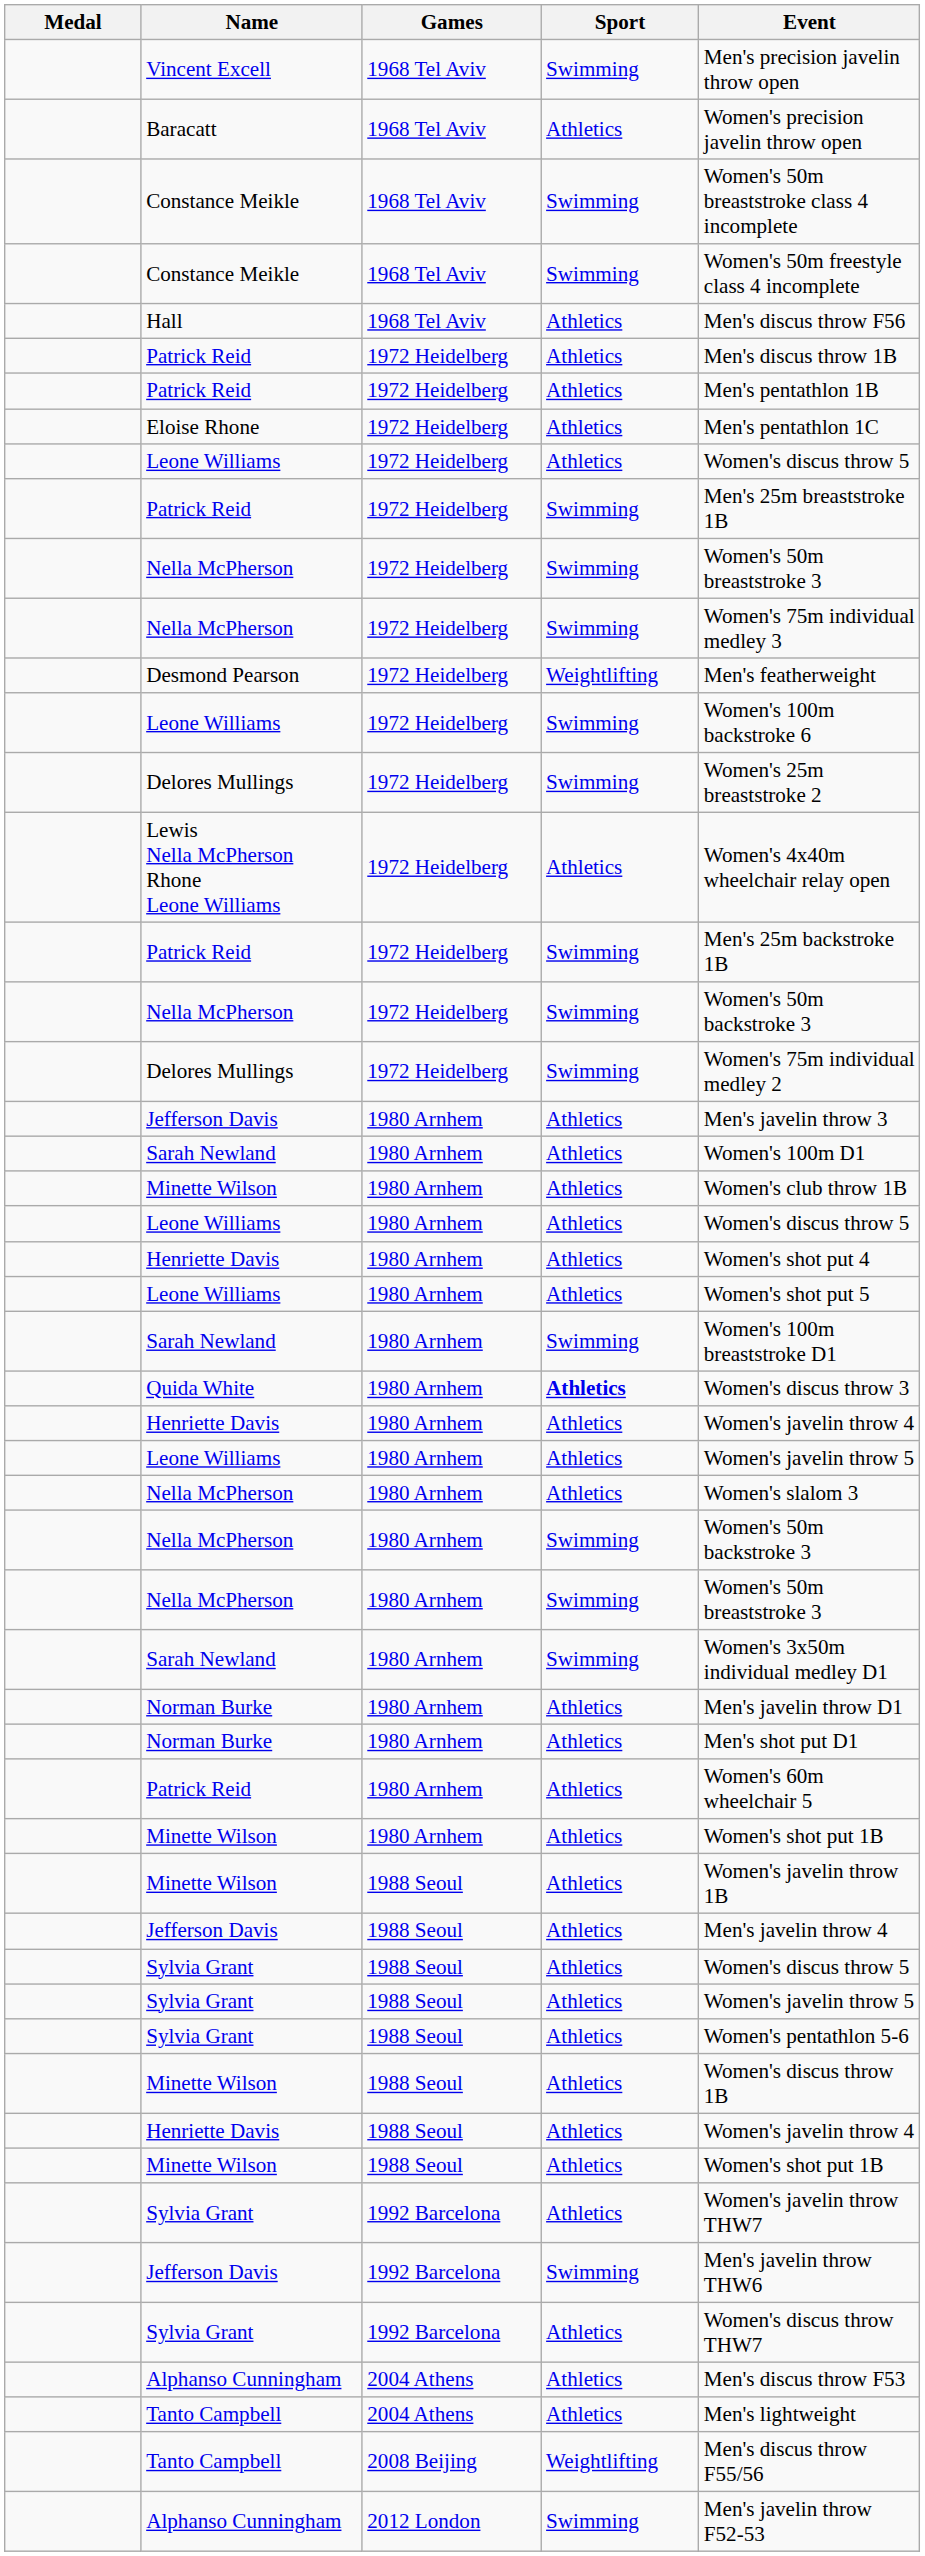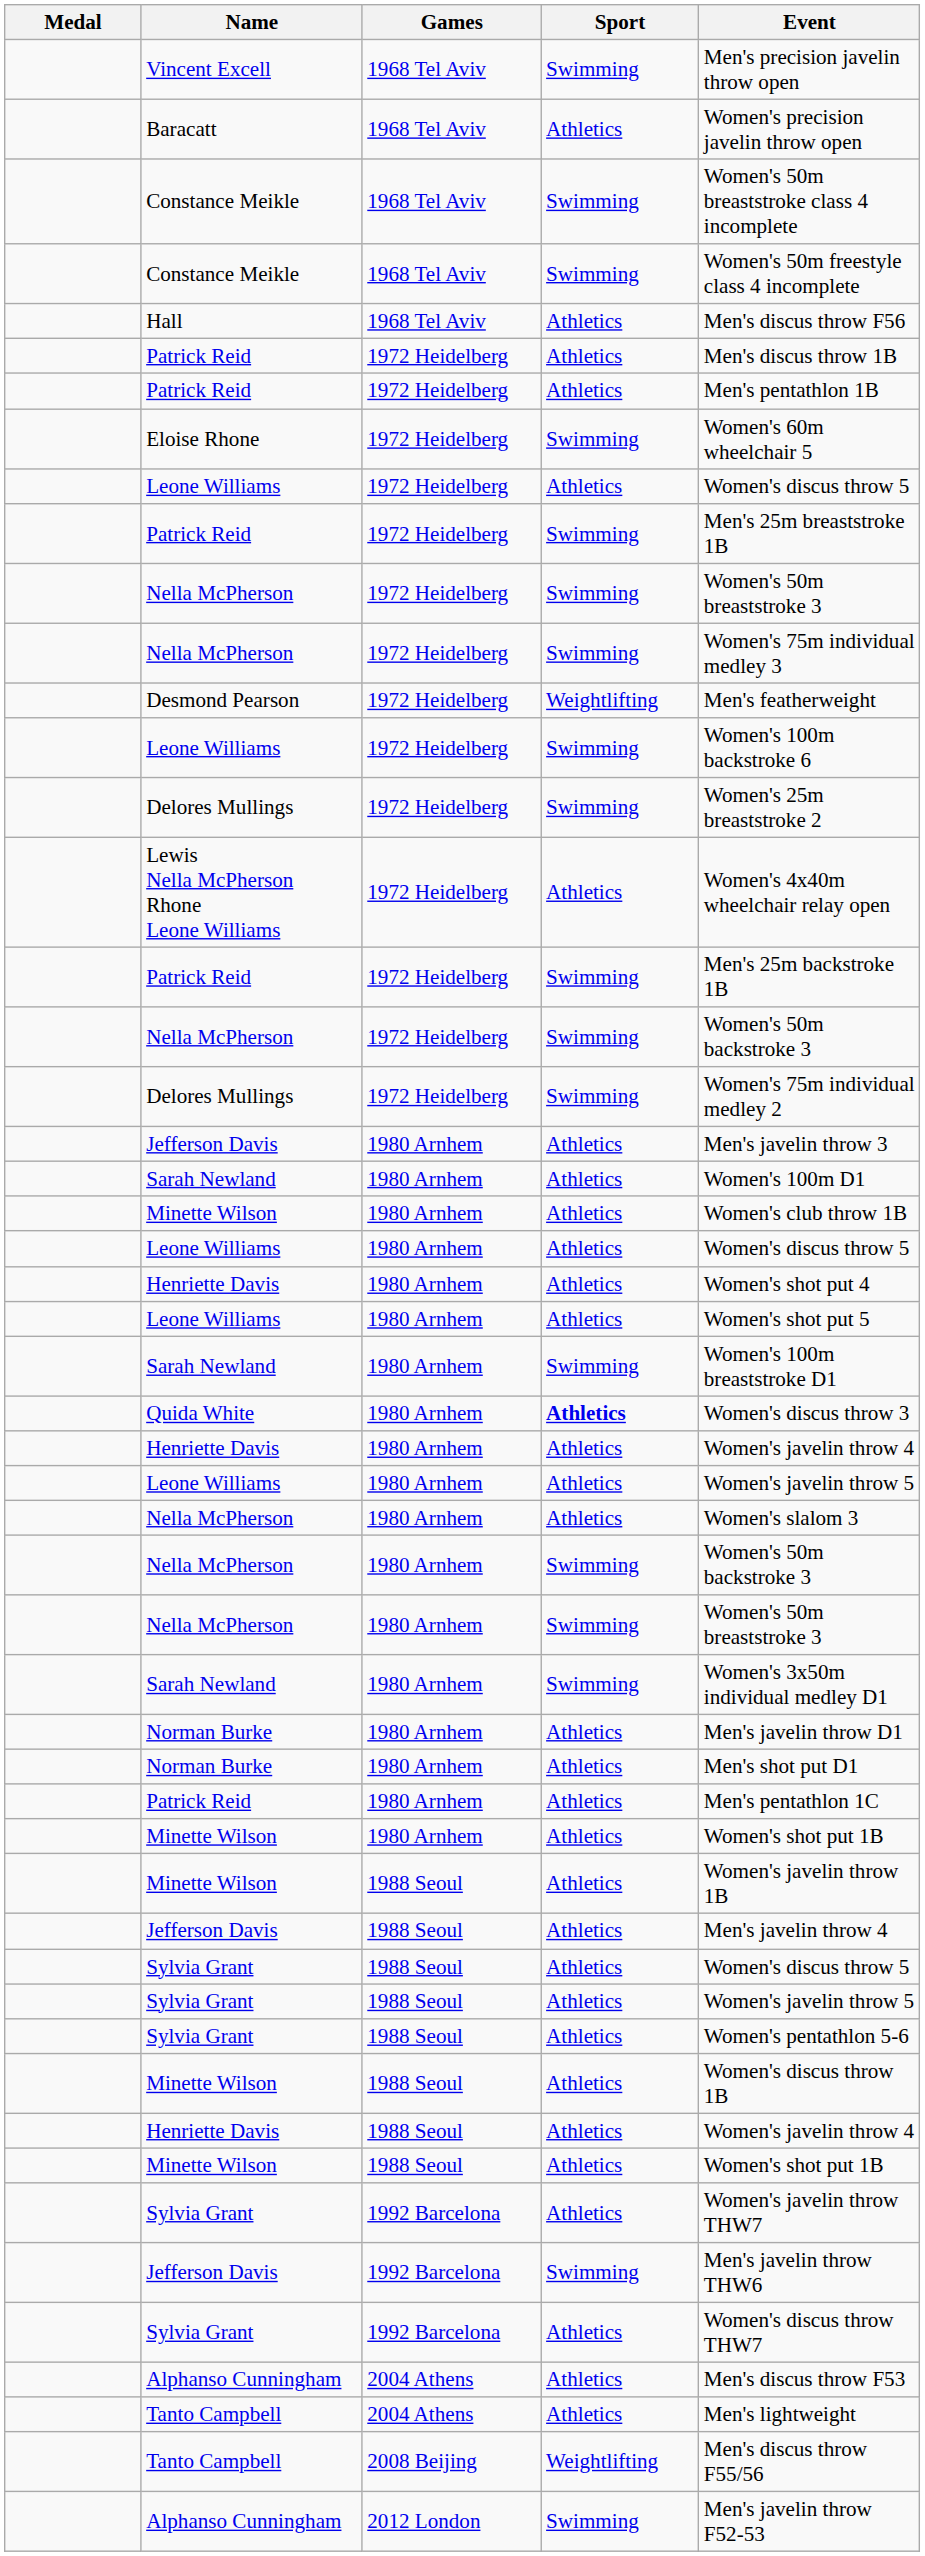(584, 425) Athletics -> (592, 438) Swimming
(791, 425) Men's pentathlon 1C -> (764, 438) Women's 60m wheelchair 5
(764, 1789) Women's 60m wheelchair 5 -> (791, 1801) Men's pentathlon 1C
